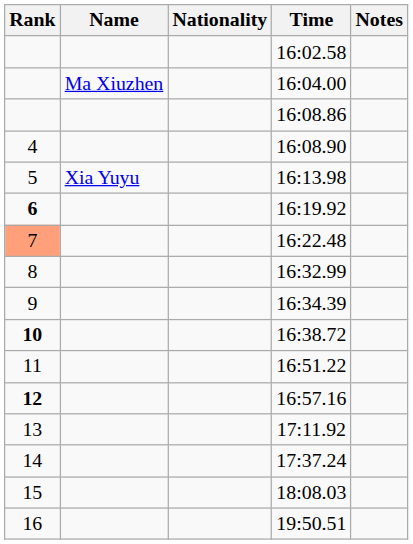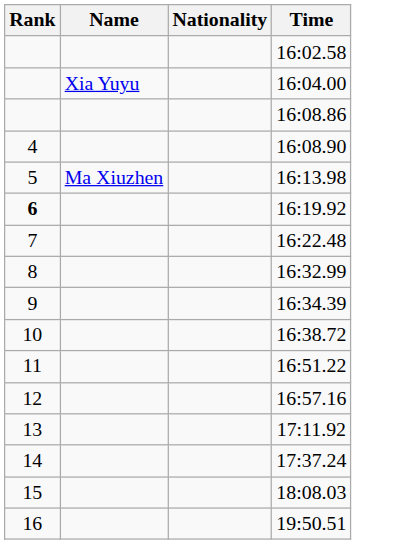- column: (379, 20)
(114, 83) Ma Xiuzhen -> (102, 83) Xia Yuyu
(102, 177) Xia Yuyu -> (114, 177) Ma Xiuzhen
(32, 240) lightsalmon background -> (32, 240) no background
(32, 334) bold -> (32, 334) normal
(32, 397) bold -> (32, 397) normal
